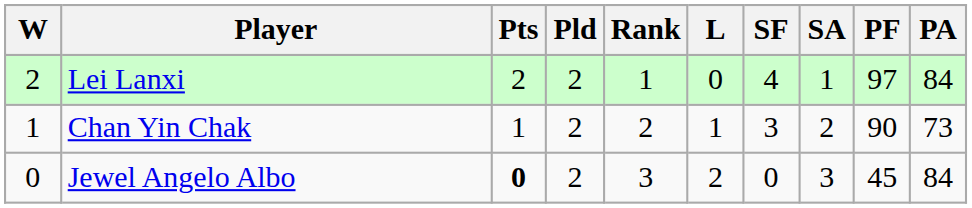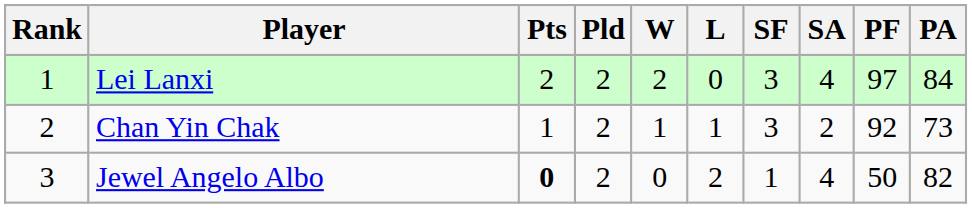columns swapped: (646, 29) <-> (33, 29)
(771, 78) 4 -> (771, 78) 3
(827, 78) 1 -> (827, 78) 4
(882, 128) 90 -> (882, 128) 92
(771, 177) 0 -> (771, 177) 1
(827, 177) 3 -> (827, 177) 4
(882, 177) 45 -> (882, 177) 50
(938, 177) 84 -> (938, 177) 82
